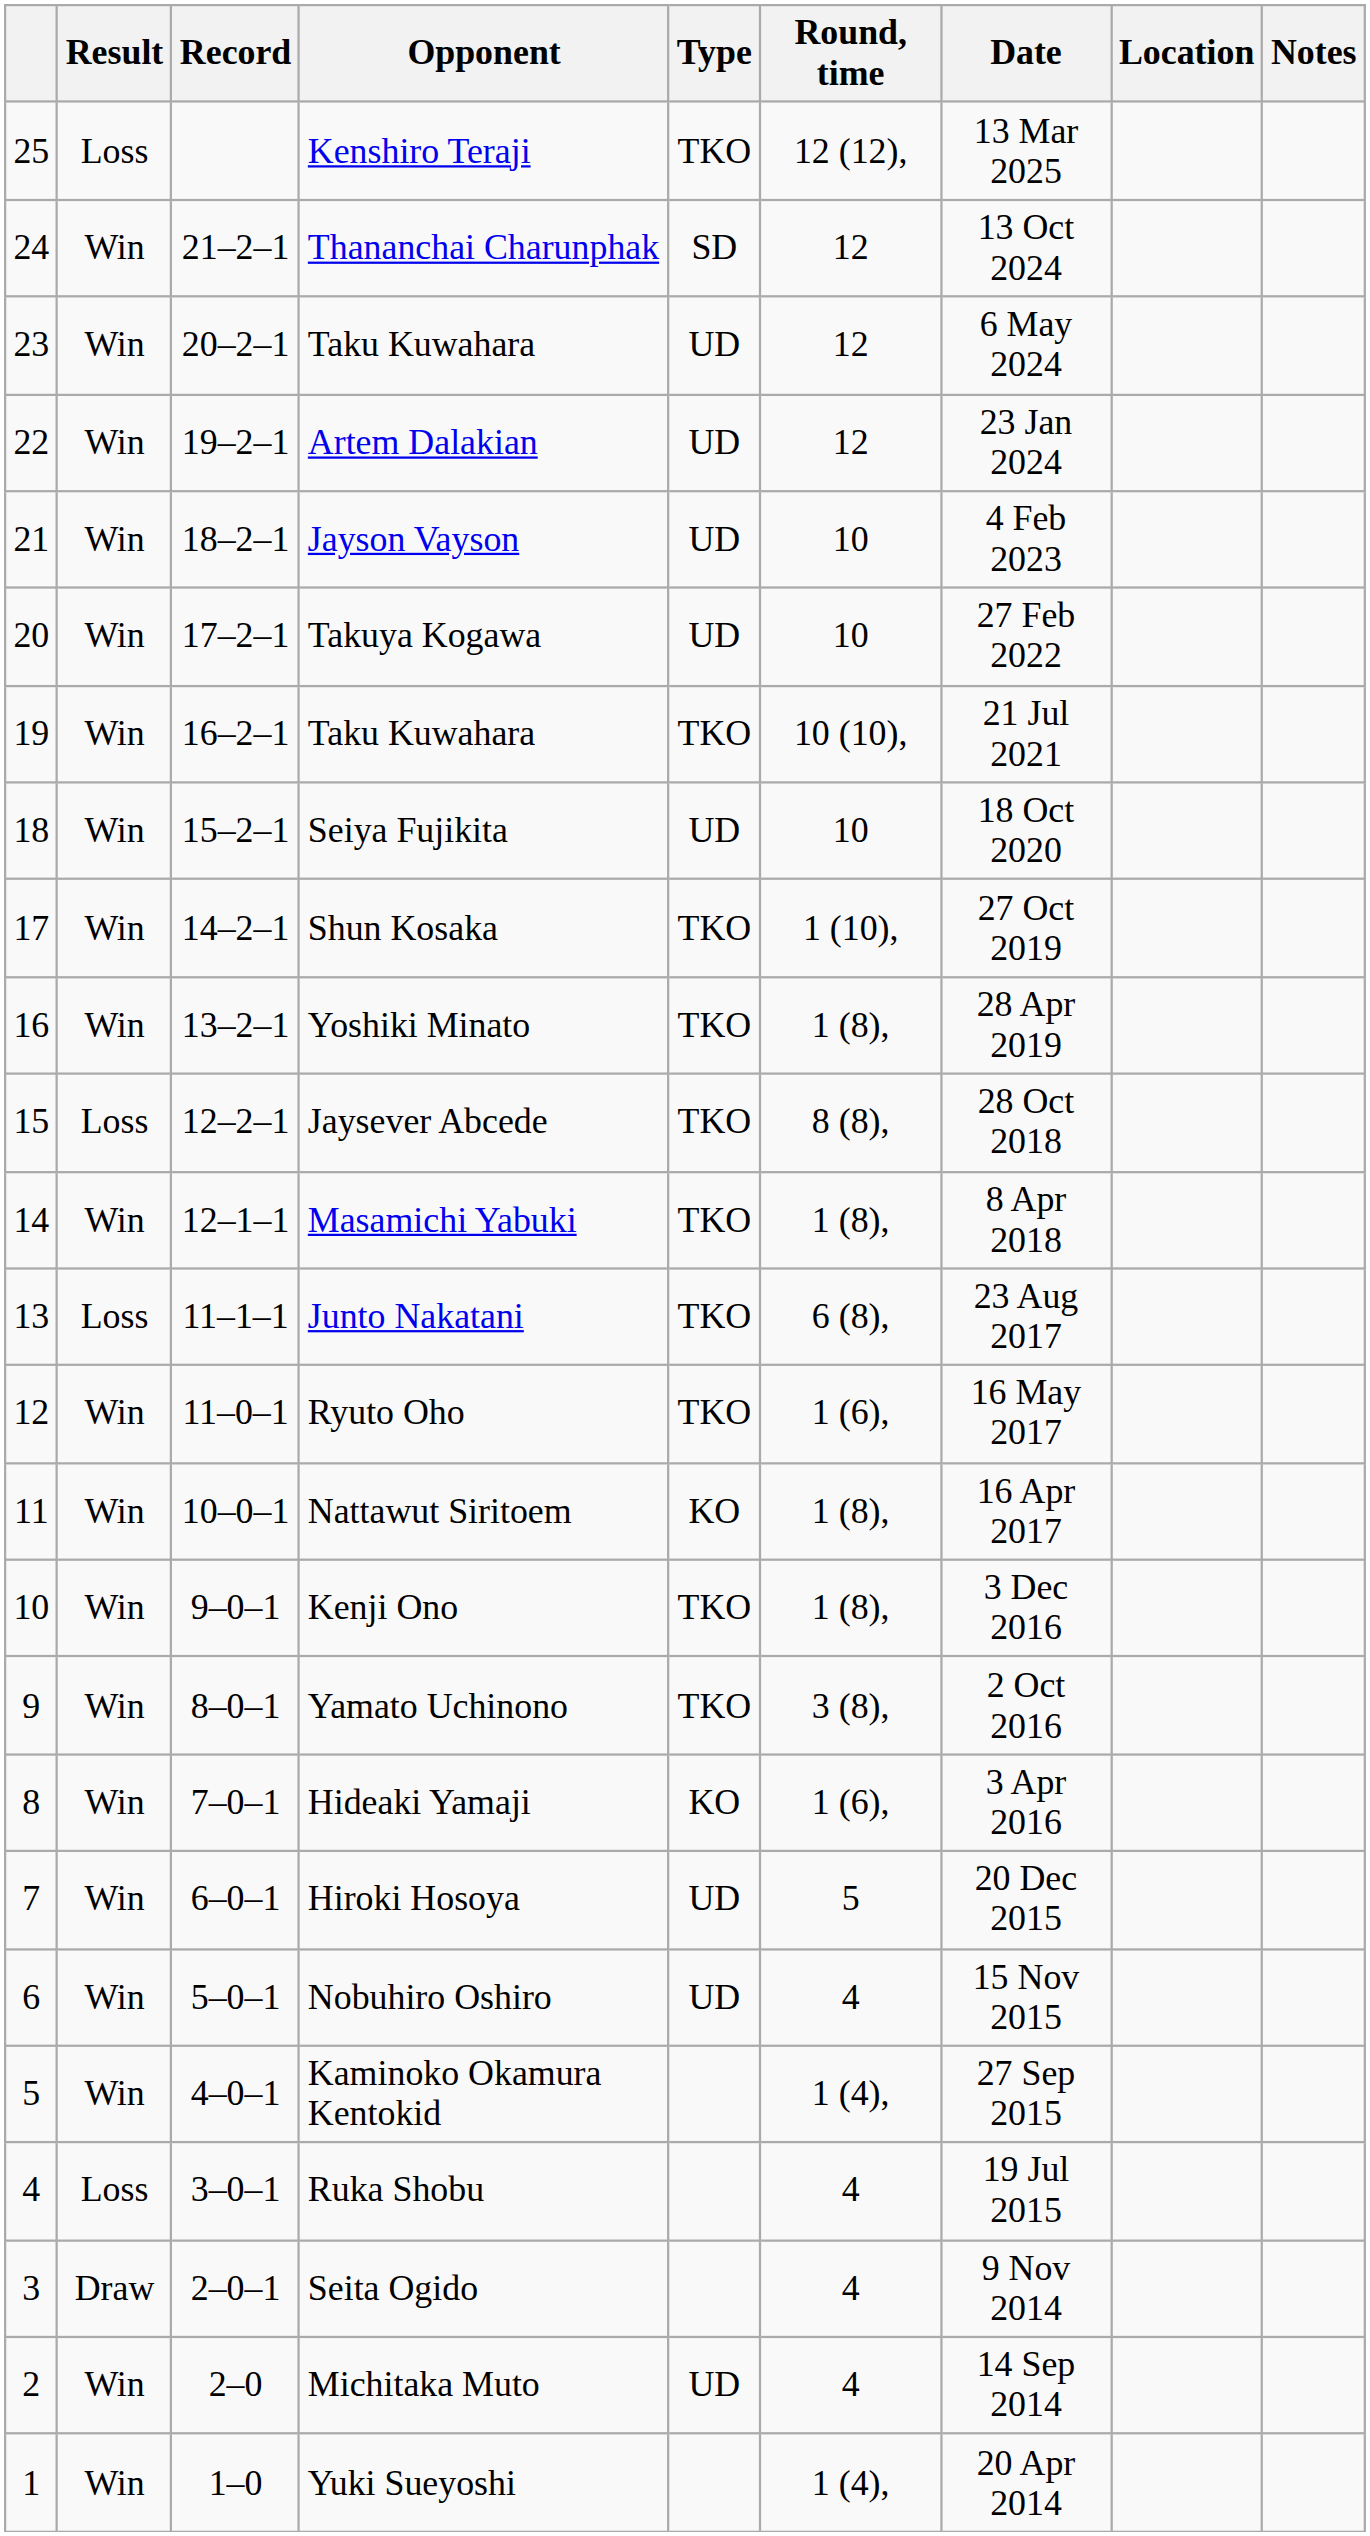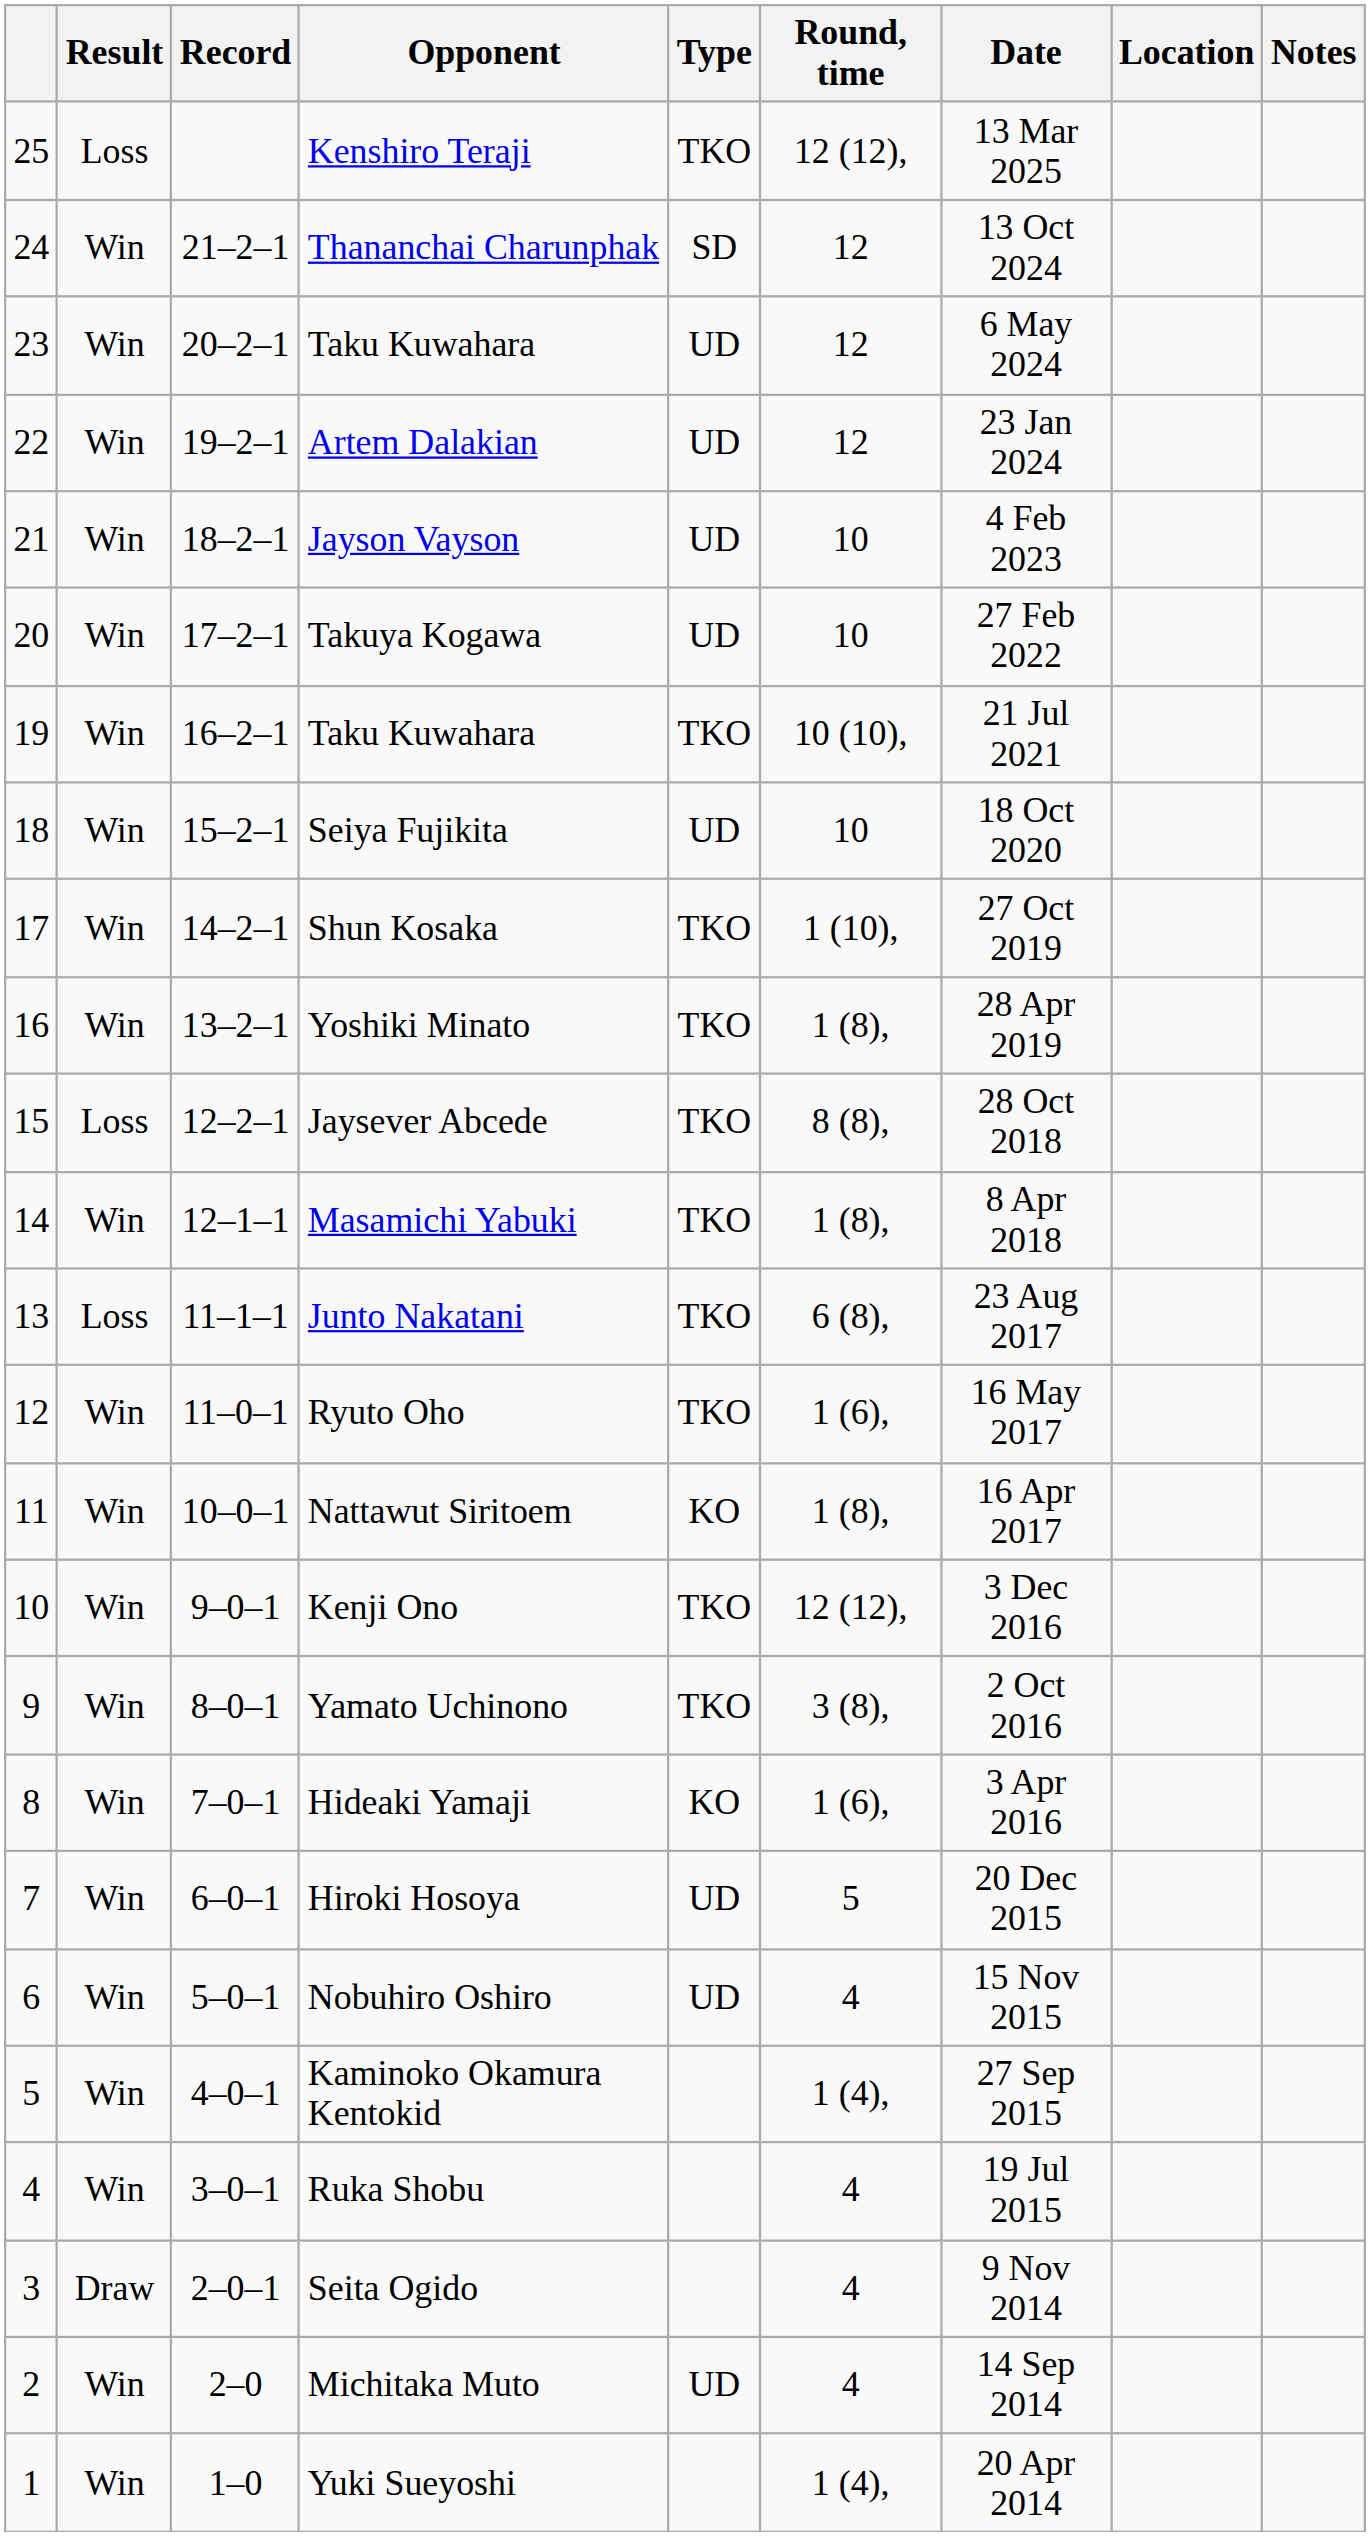(851, 1607) 1 (8), -> (851, 1607) 12 (12),
(115, 2190) Loss -> (115, 2190) Win
